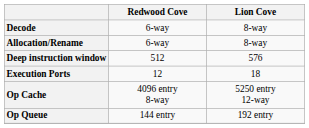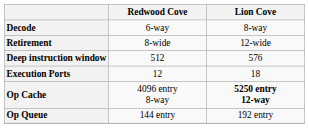- row: (45, 43)
+ row: (29, 43)
(255, 95) normal -> (255, 95) bold
